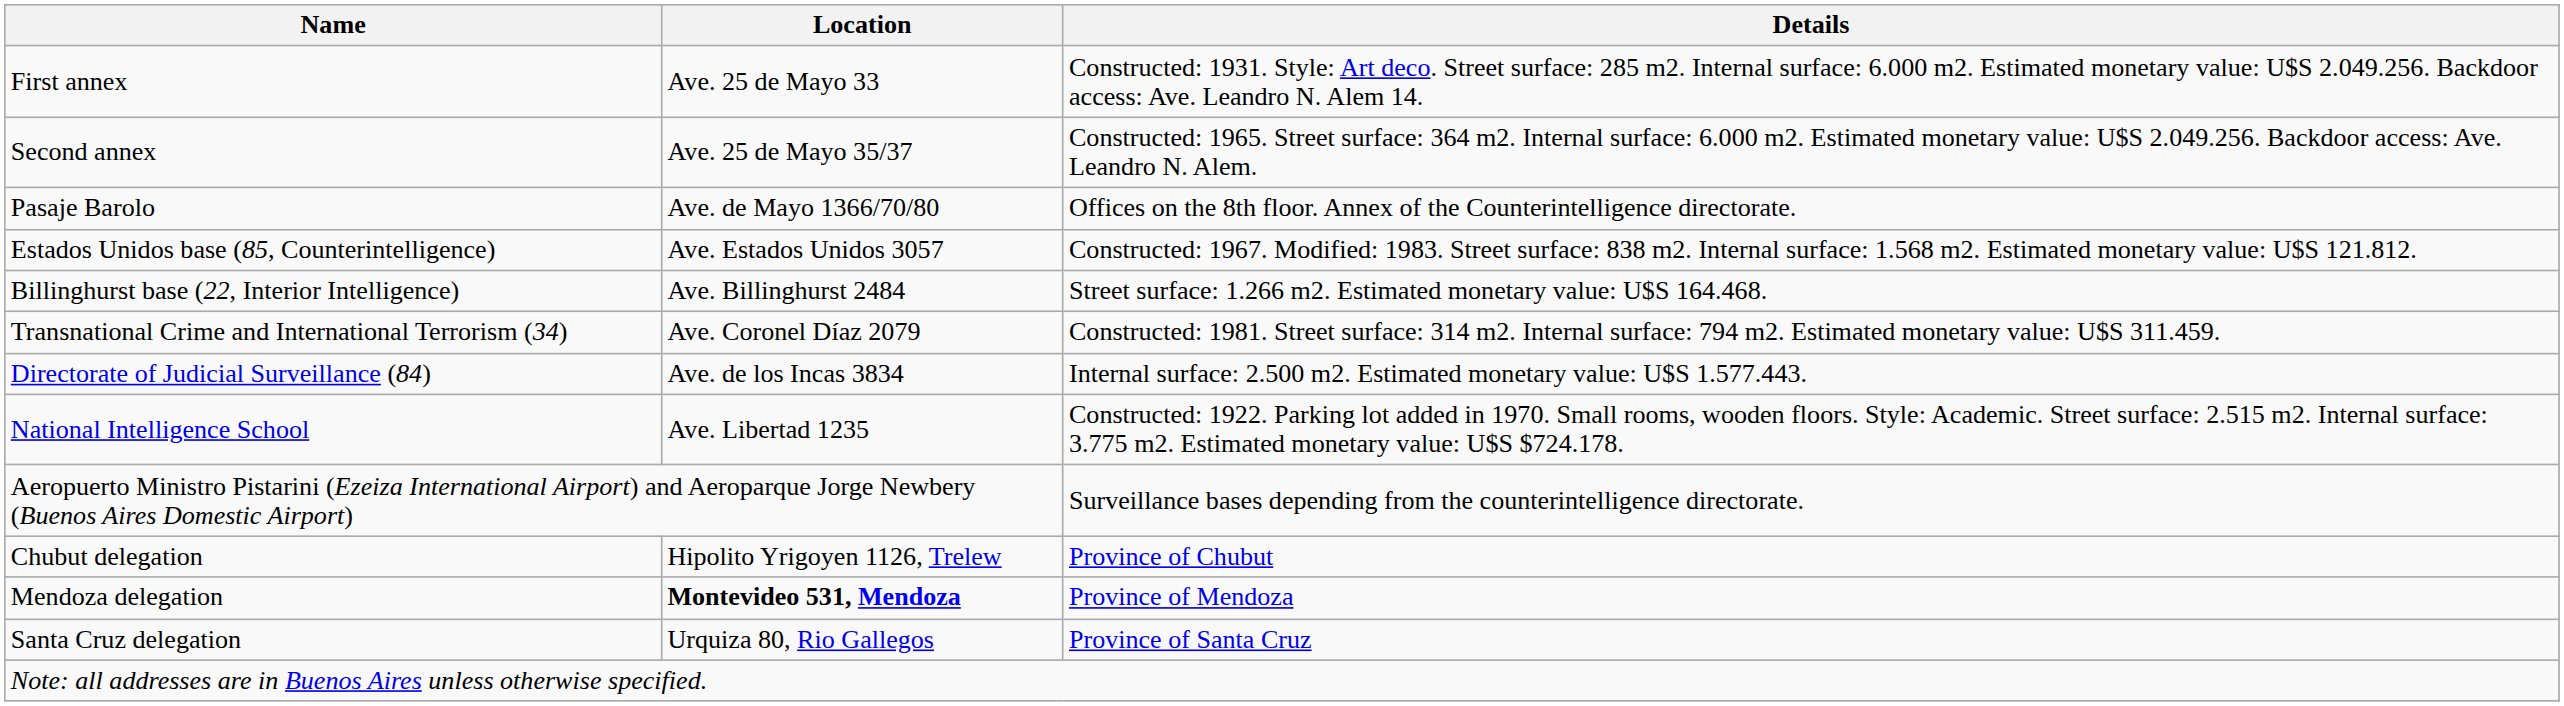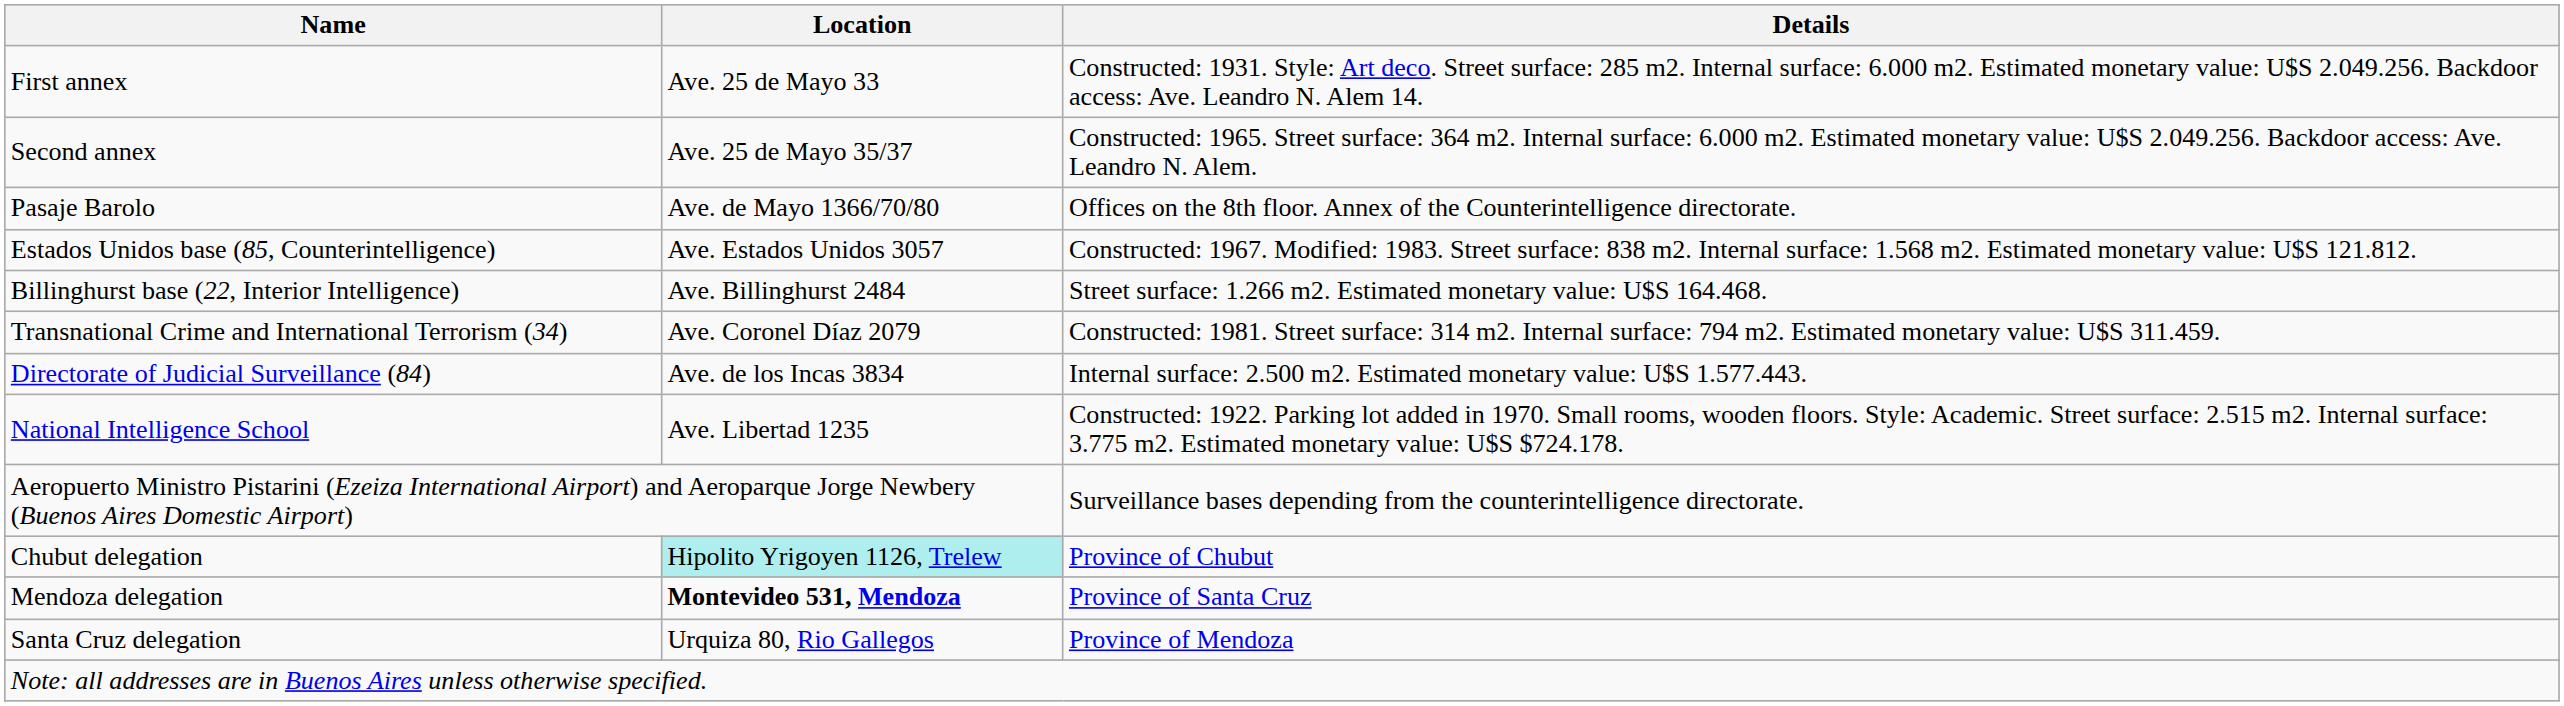(835, 556) no background -> (835, 556) paleturquoise background
(1181, 597) Province of Mendoza -> (1190, 597) Province of Santa Cruz
(1190, 638) Province of Santa Cruz -> (1181, 638) Province of Mendoza
